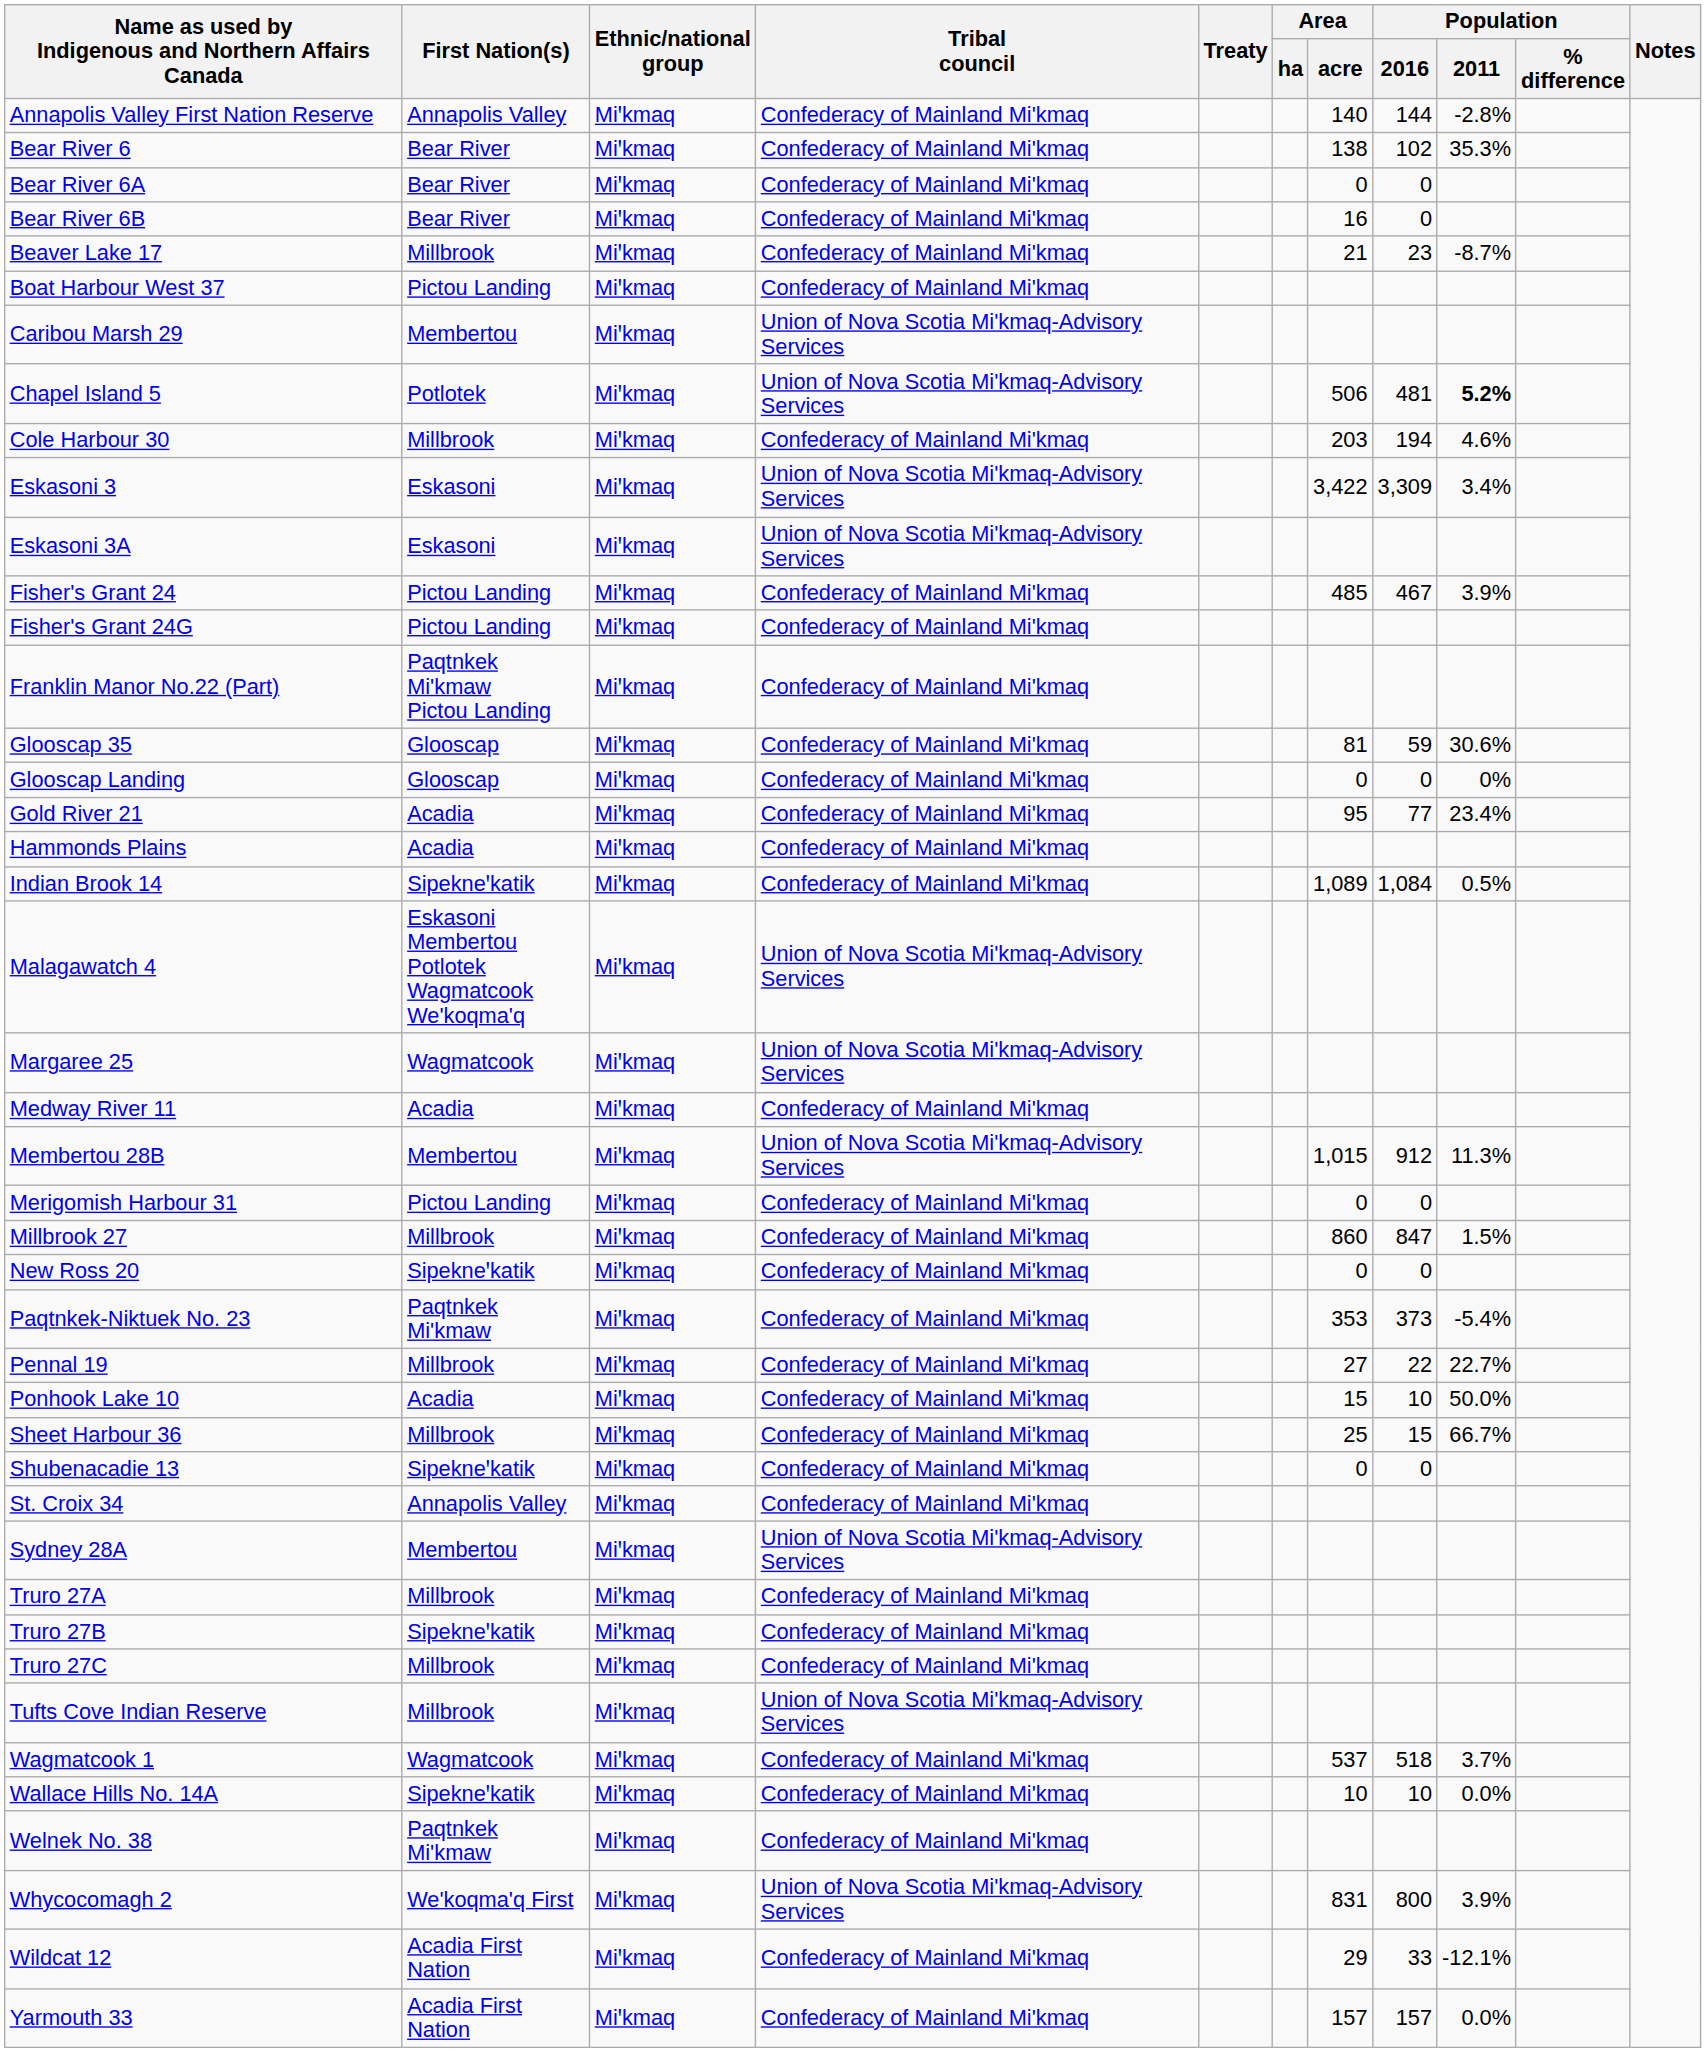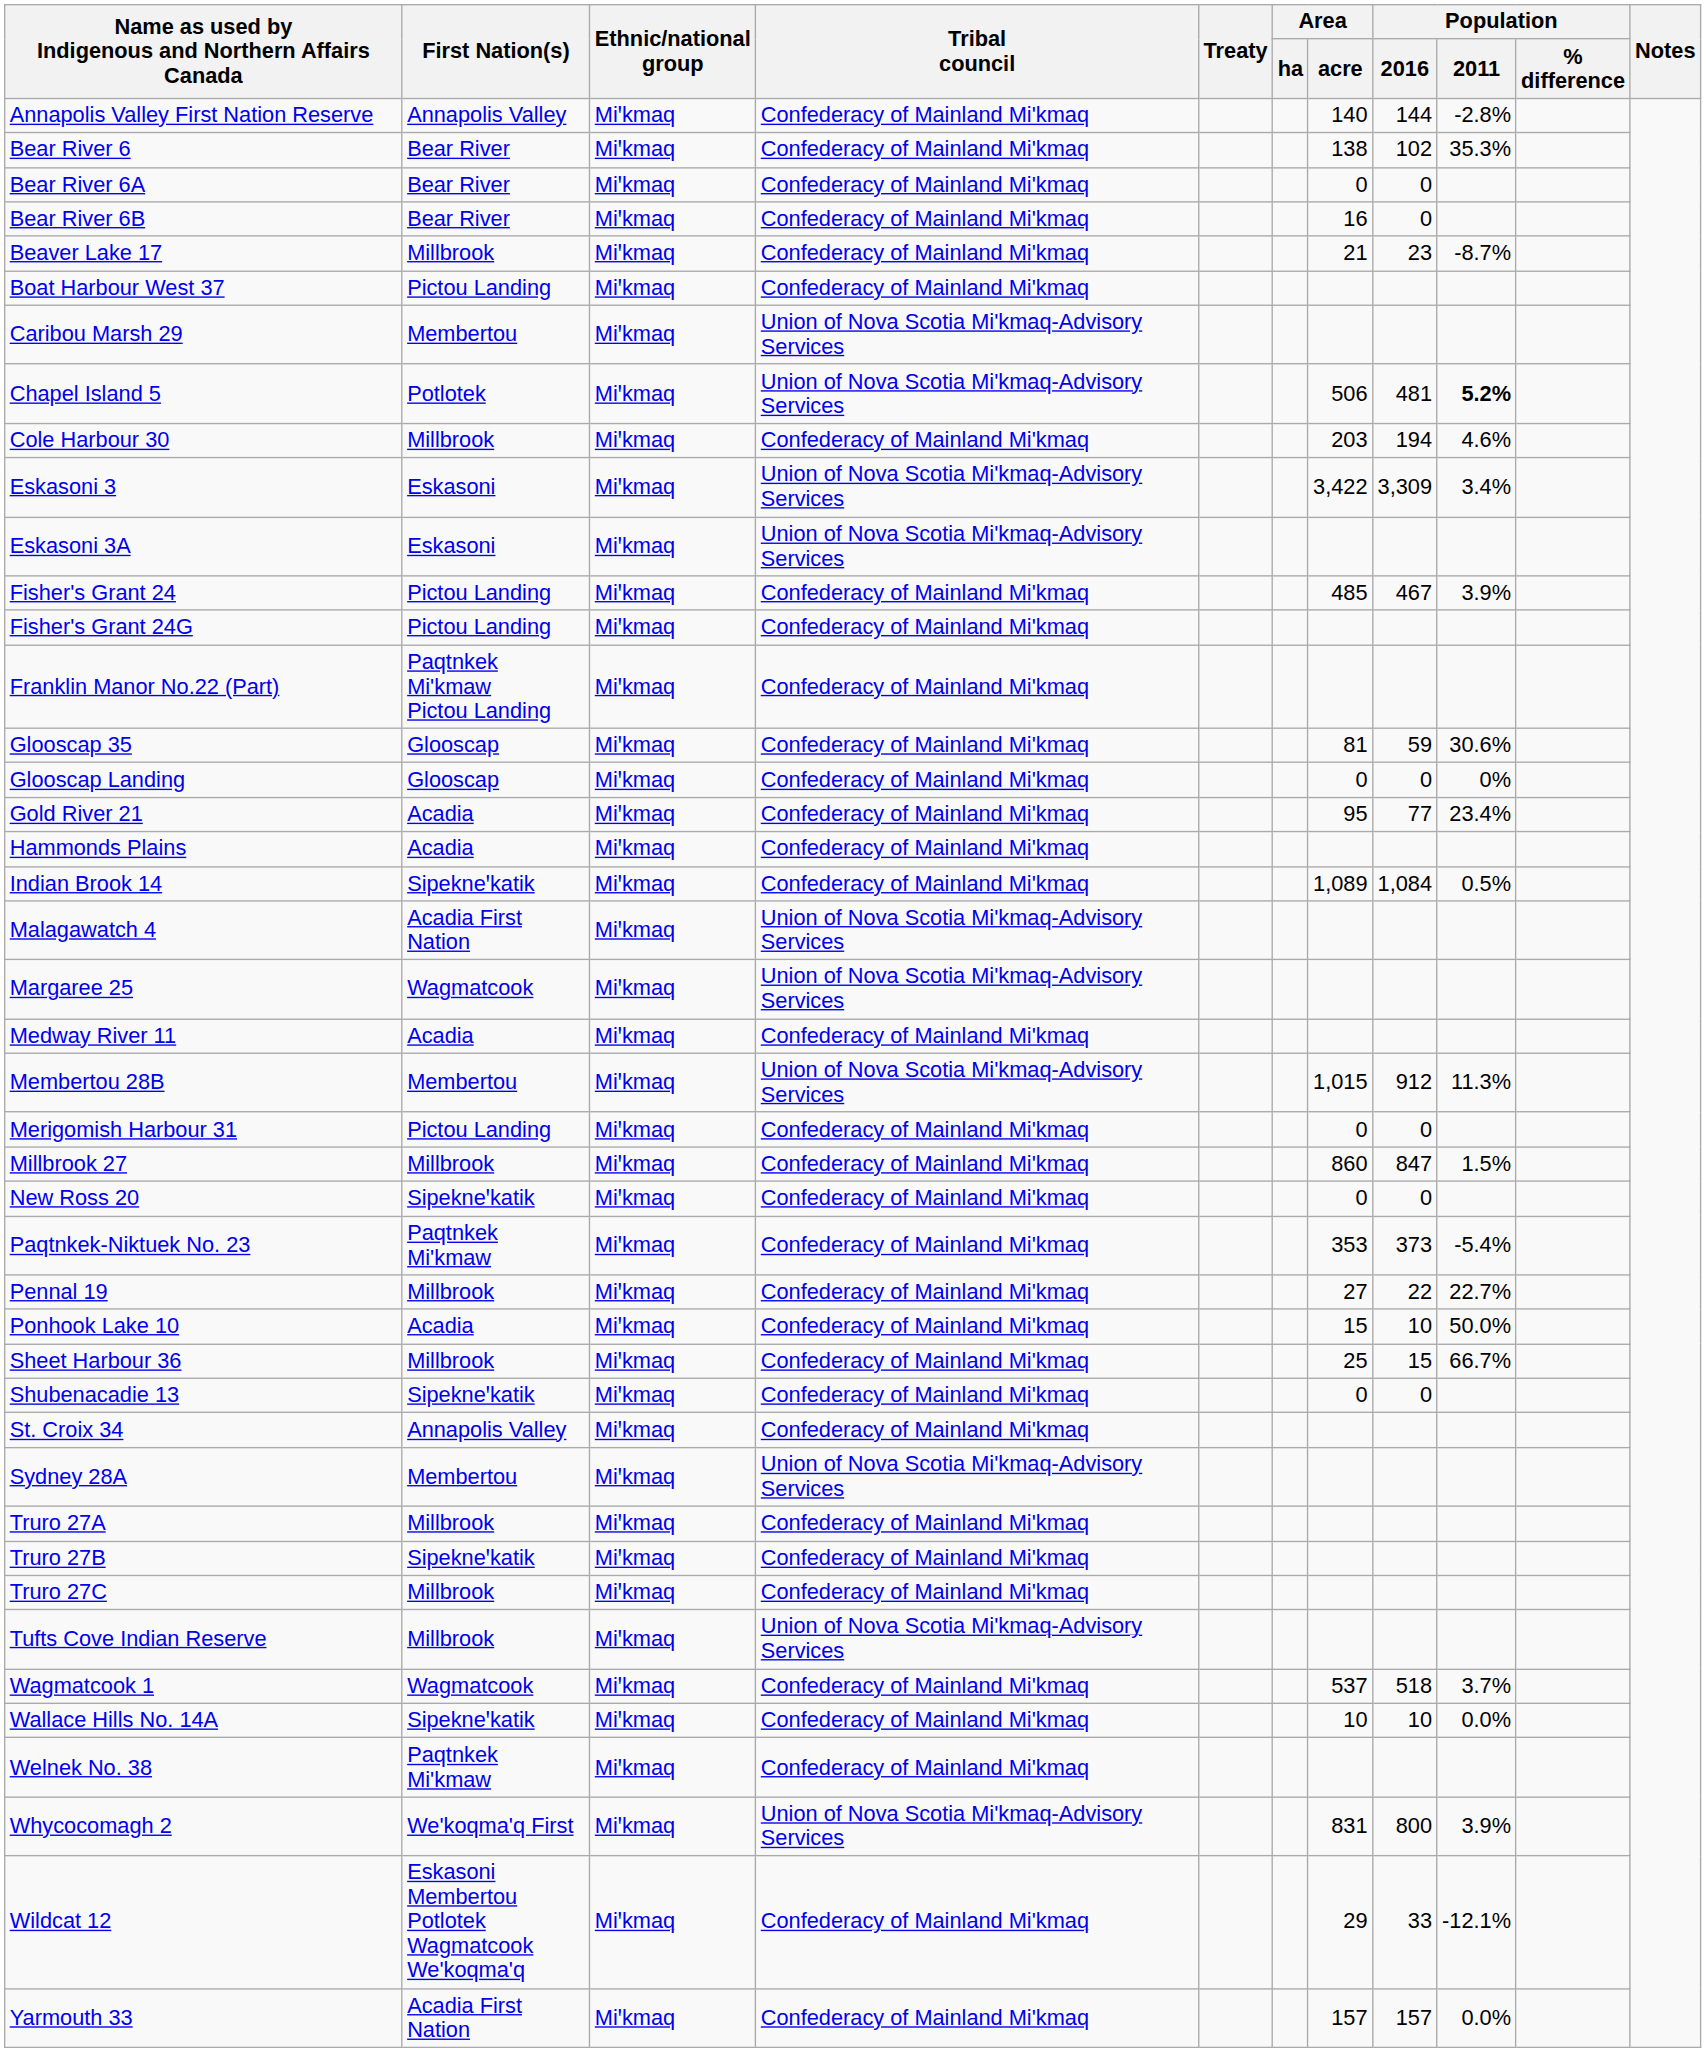(470, 966) Eskasoni Membertou Potlotek Wagmatcook We'koqma'q -> (465, 930) Acadia First Nation
(465, 1958) Acadia First Nation -> (470, 1921) Eskasoni Membertou Potlotek Wagmatcook We'koqma'q
